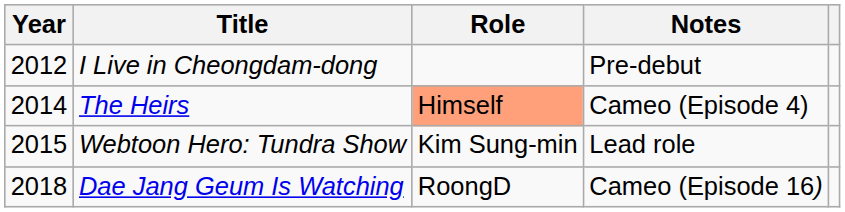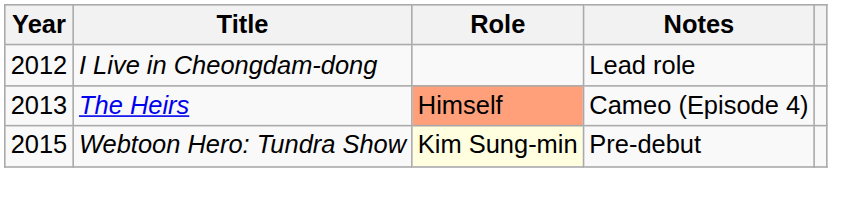(645, 65) Pre-debut -> (642, 65) Lead role
(39, 105) 2014 -> (39, 105) 2013
(498, 145) no background -> (498, 145) lightyellow background
(642, 145) Lead role -> (645, 145) Pre-debut
- row: (241, 186)
